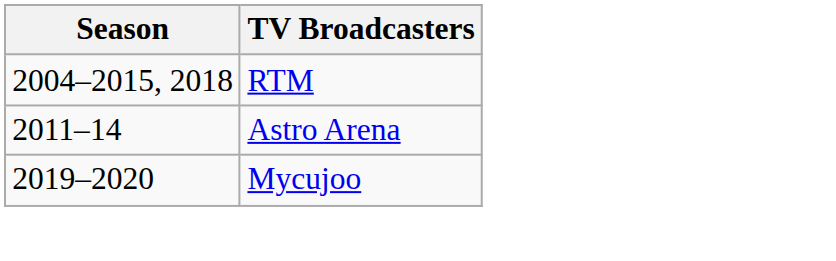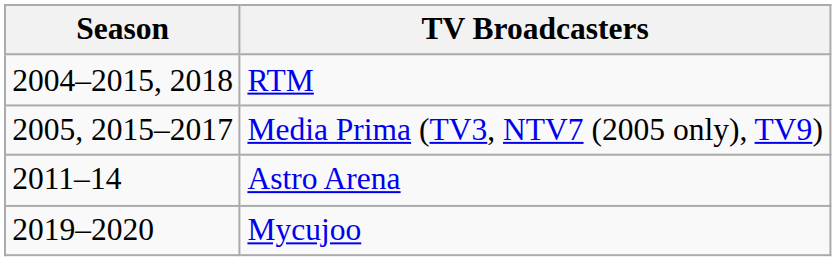+ row: (535, 129)
